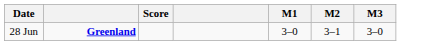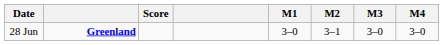+ column: (417, 13)
